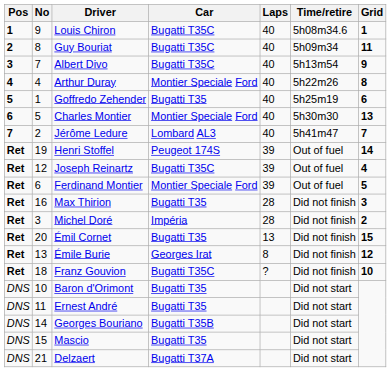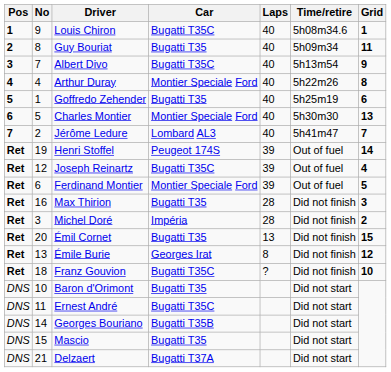(183, 47) Bugatti T35C -> (179, 47) Bugatti T35
(179, 306) Bugatti T35 -> (183, 306) Bugatti T35C
